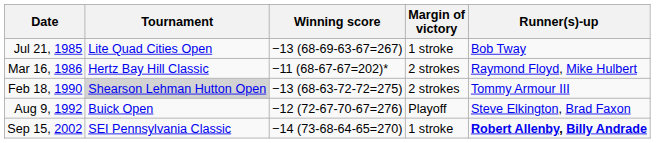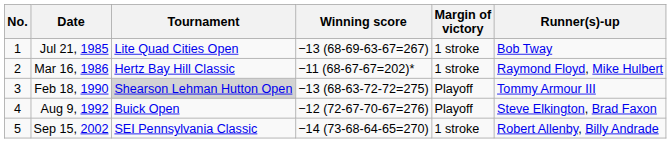+ column: (18, 22)
(434, 69) 2 strokes -> (457, 69) 1 stroke
(434, 89) 2 strokes -> (454, 89) Playoff
(559, 129) bold -> (578, 129) normal
